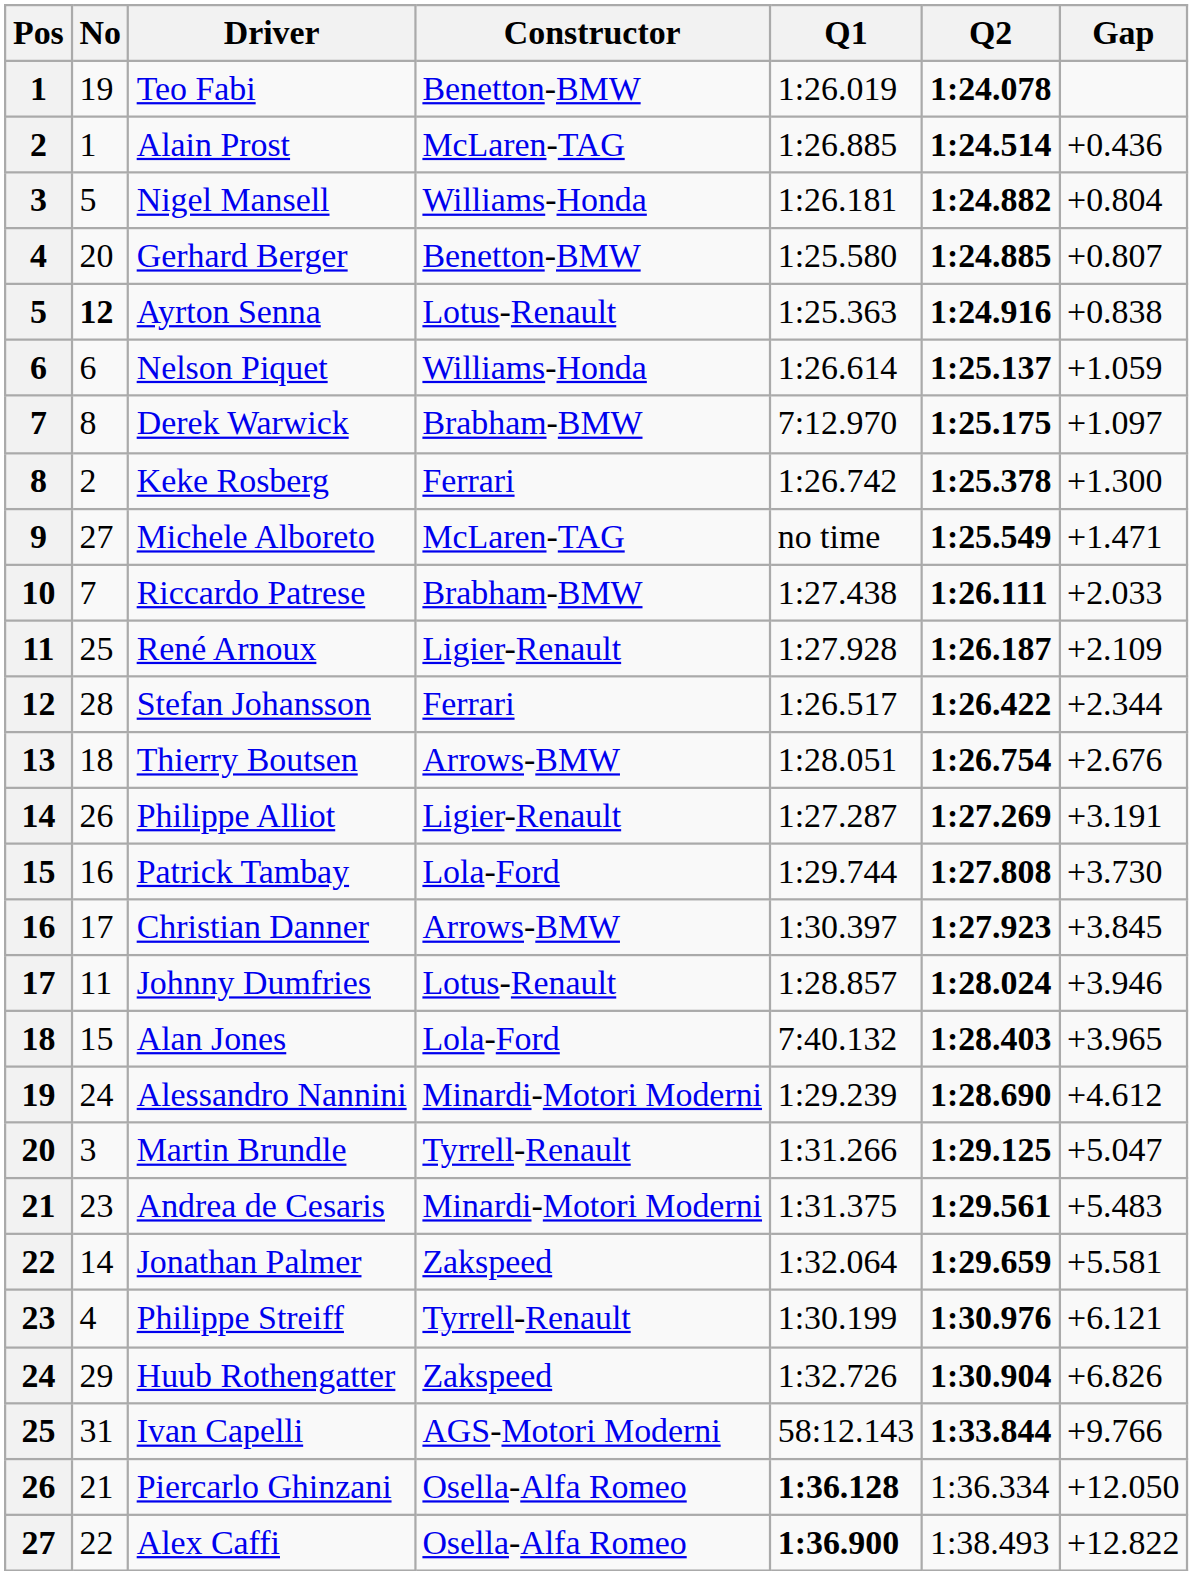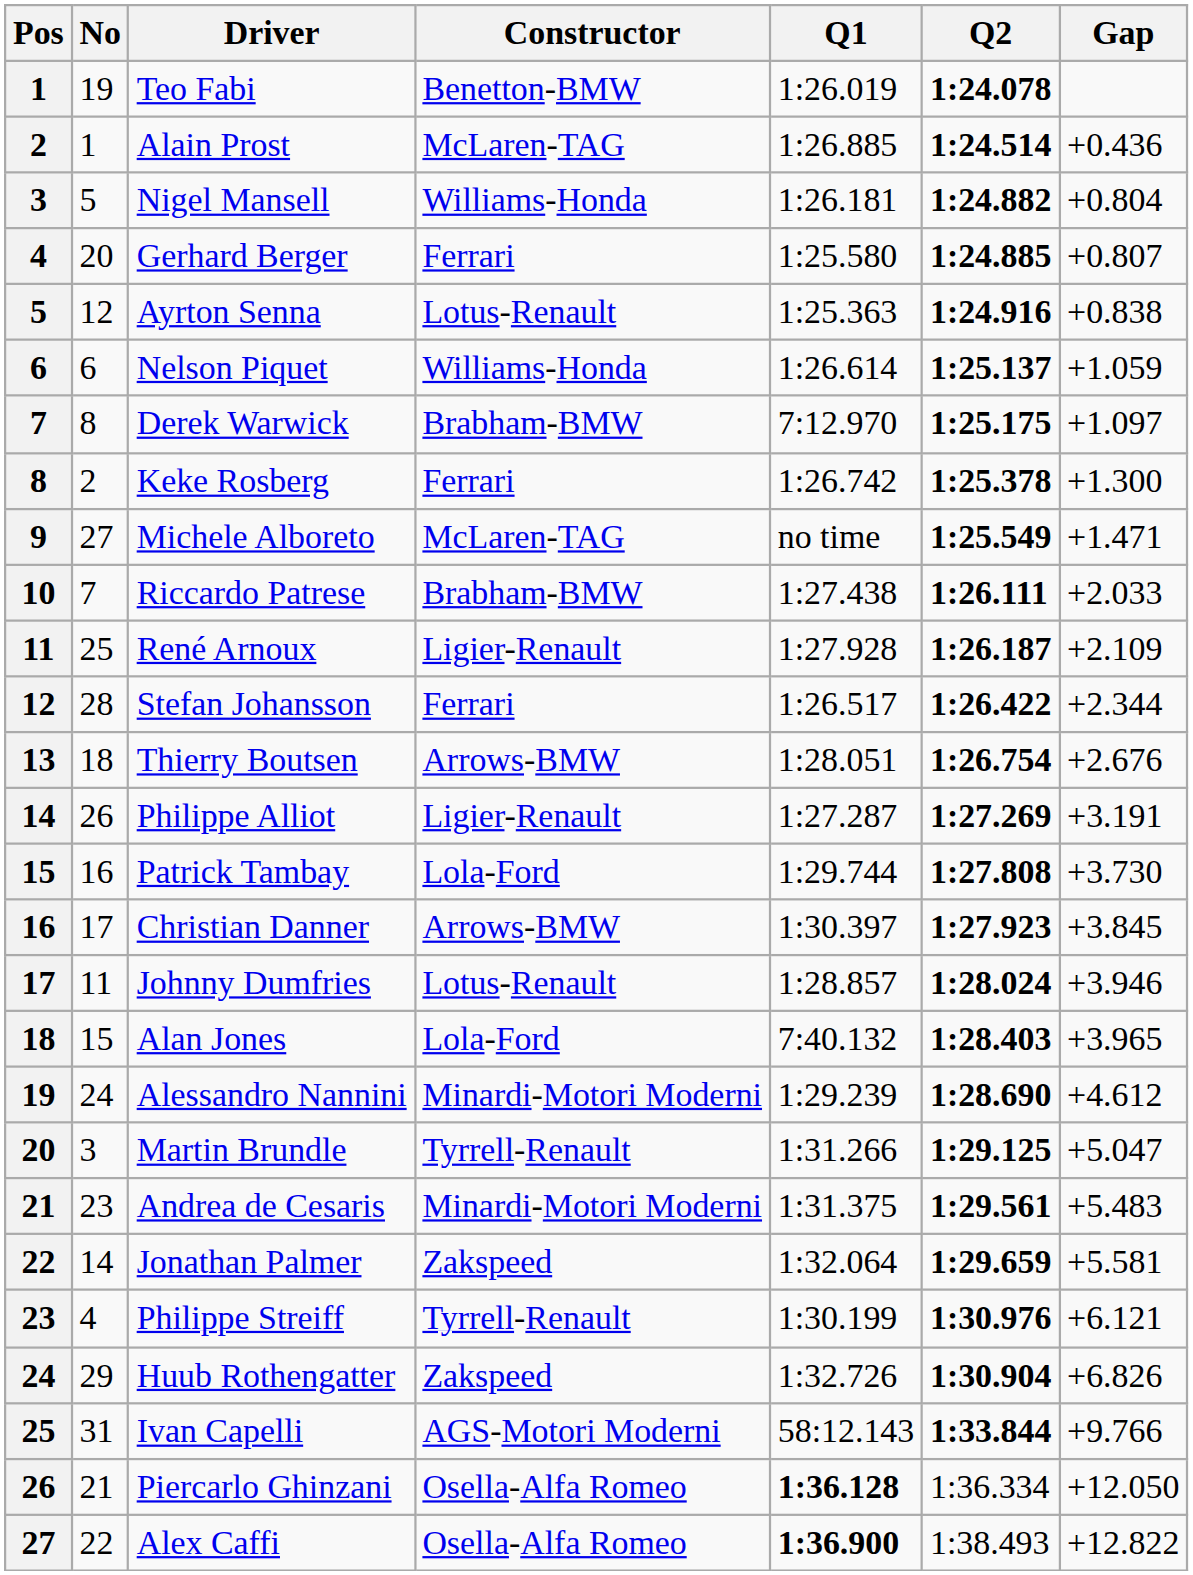(532, 256) Benetton-BMW -> (468, 256) Ferrari
(96, 312) bold -> (96, 312) normal
